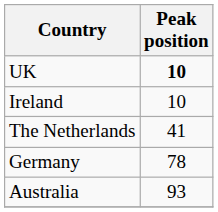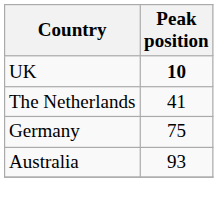- row: (36, 101)
(176, 161) 78 -> (176, 131) 75
